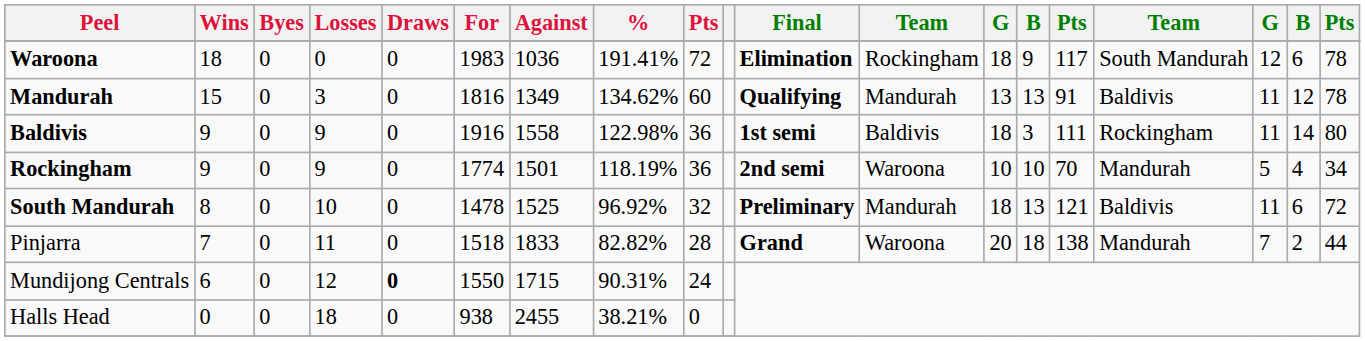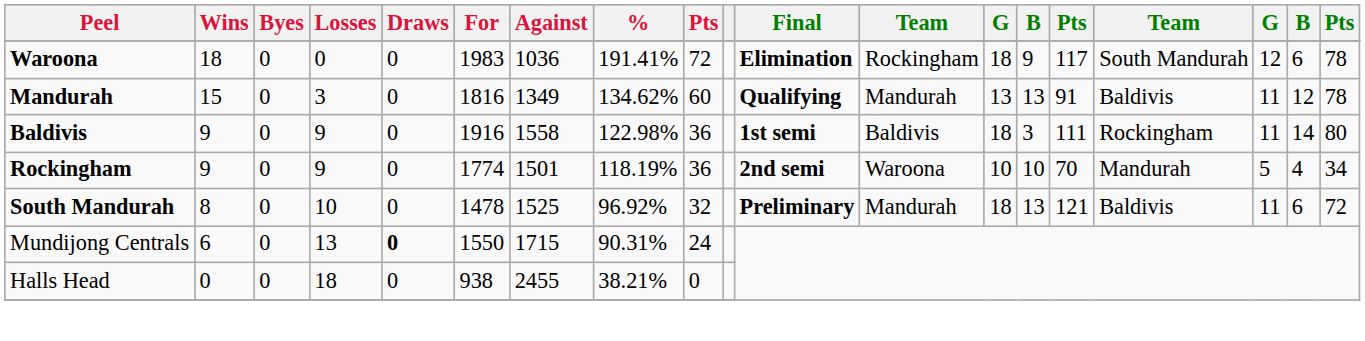- row: (45, 243)
(326, 280) 12 -> (326, 243) 13
